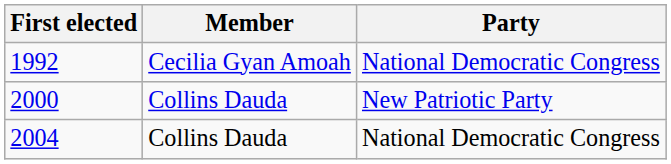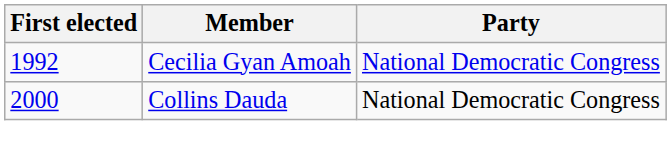(457, 100) New Patriotic Party -> (511, 100) National Democratic Congress
- row: (34, 138)
